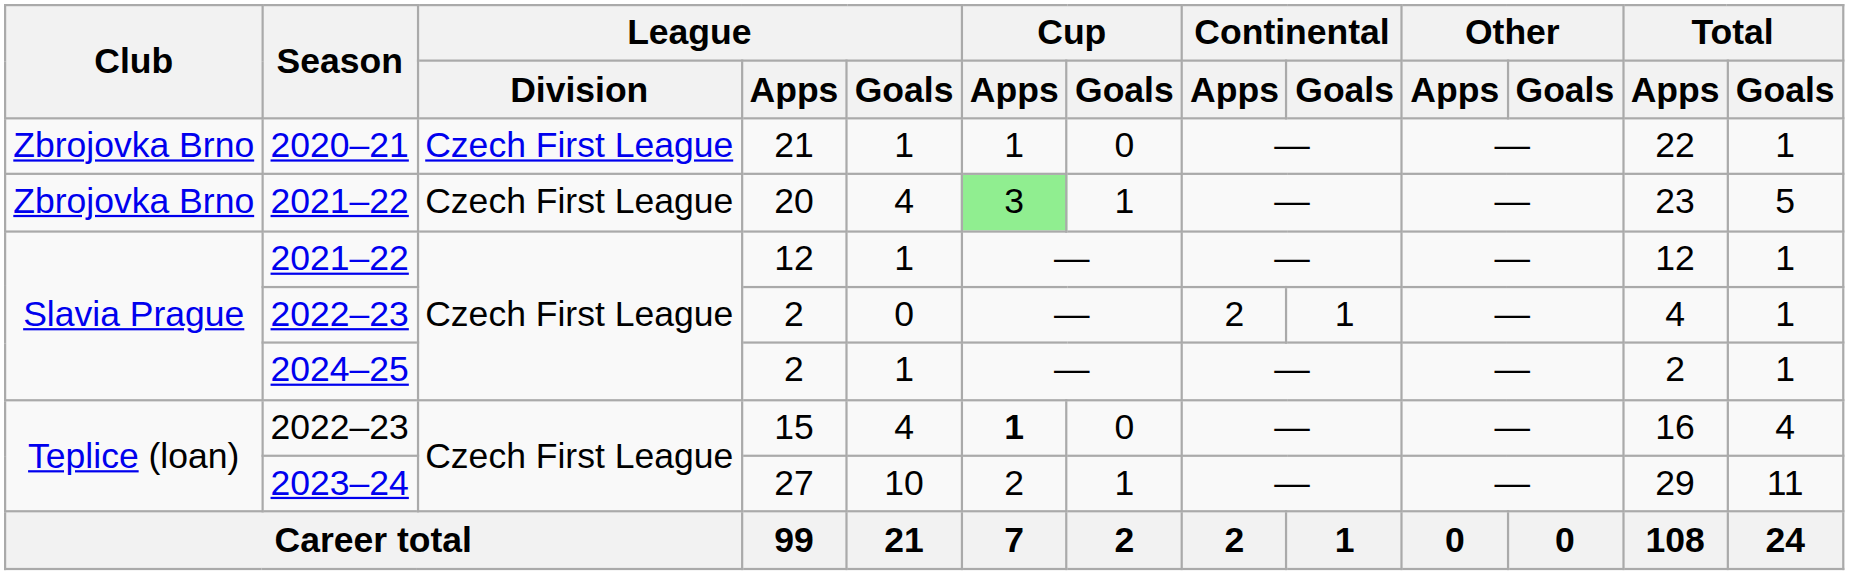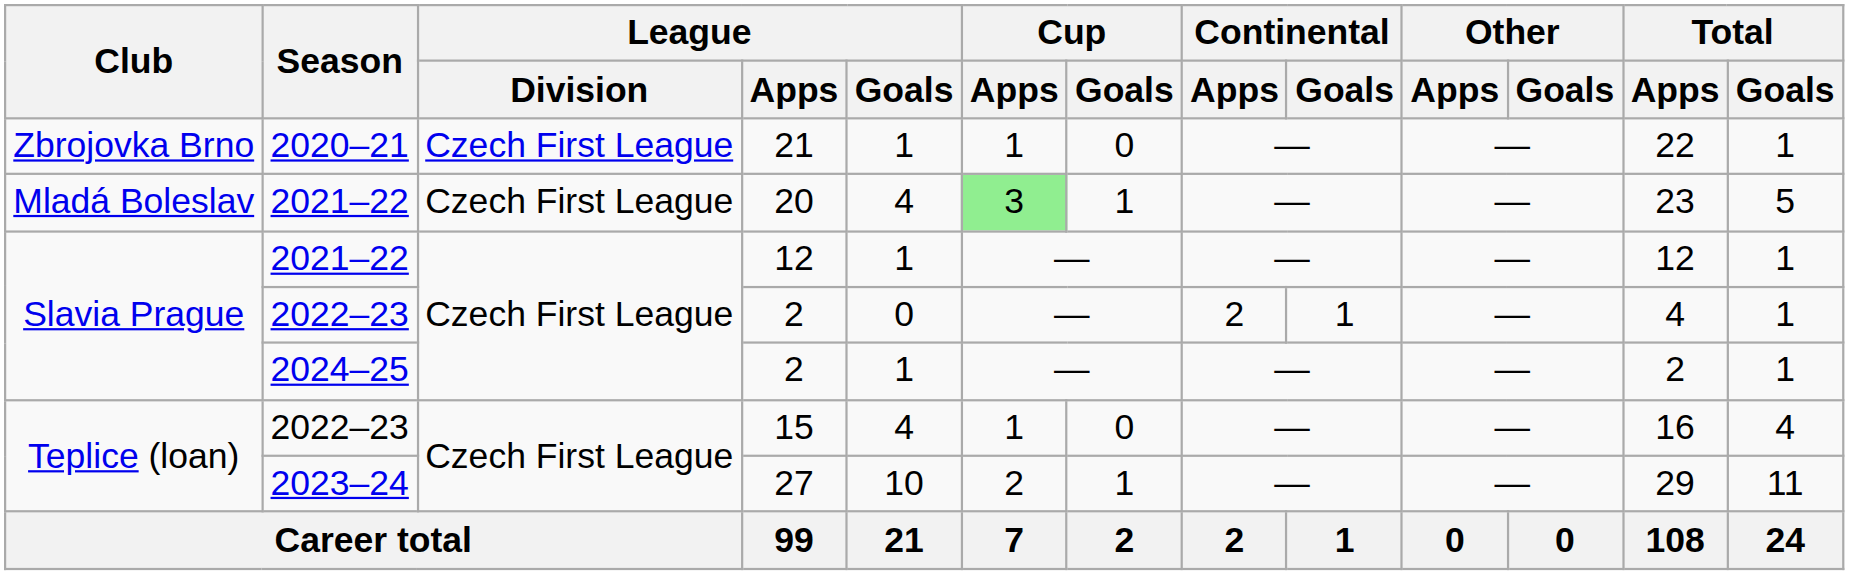(134, 201) Zbrojovka Brno -> (134, 201) Mladá Boleslav
(1014, 426) bold -> (1014, 426) normal
